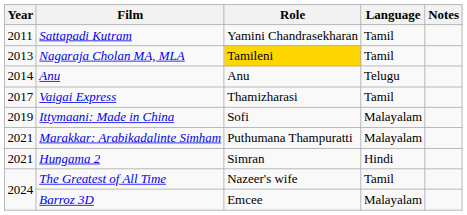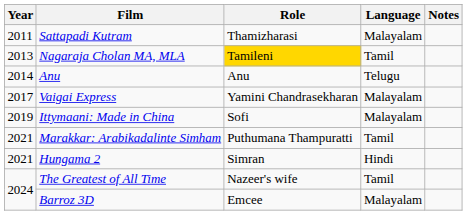(293, 35) Yamini Chandrasekharan -> (262, 35) Thamizharasi
(379, 35) Tamil -> (393, 35) Malayalam
(262, 96) Thamizharasi -> (293, 96) Yamini Chandrasekharan
(379, 96) Tamil -> (393, 96) Malayalam
(393, 138) Malayalam -> (379, 138) Tamil
